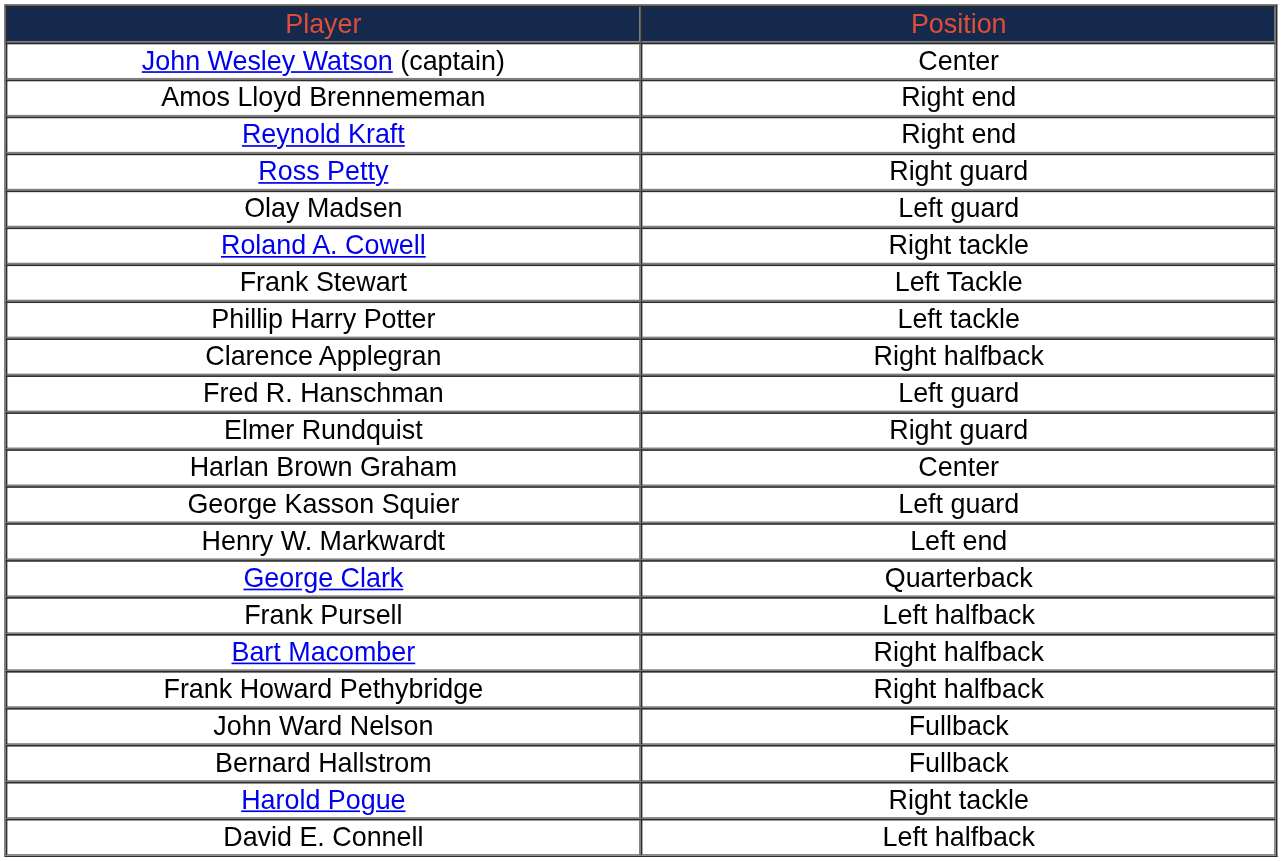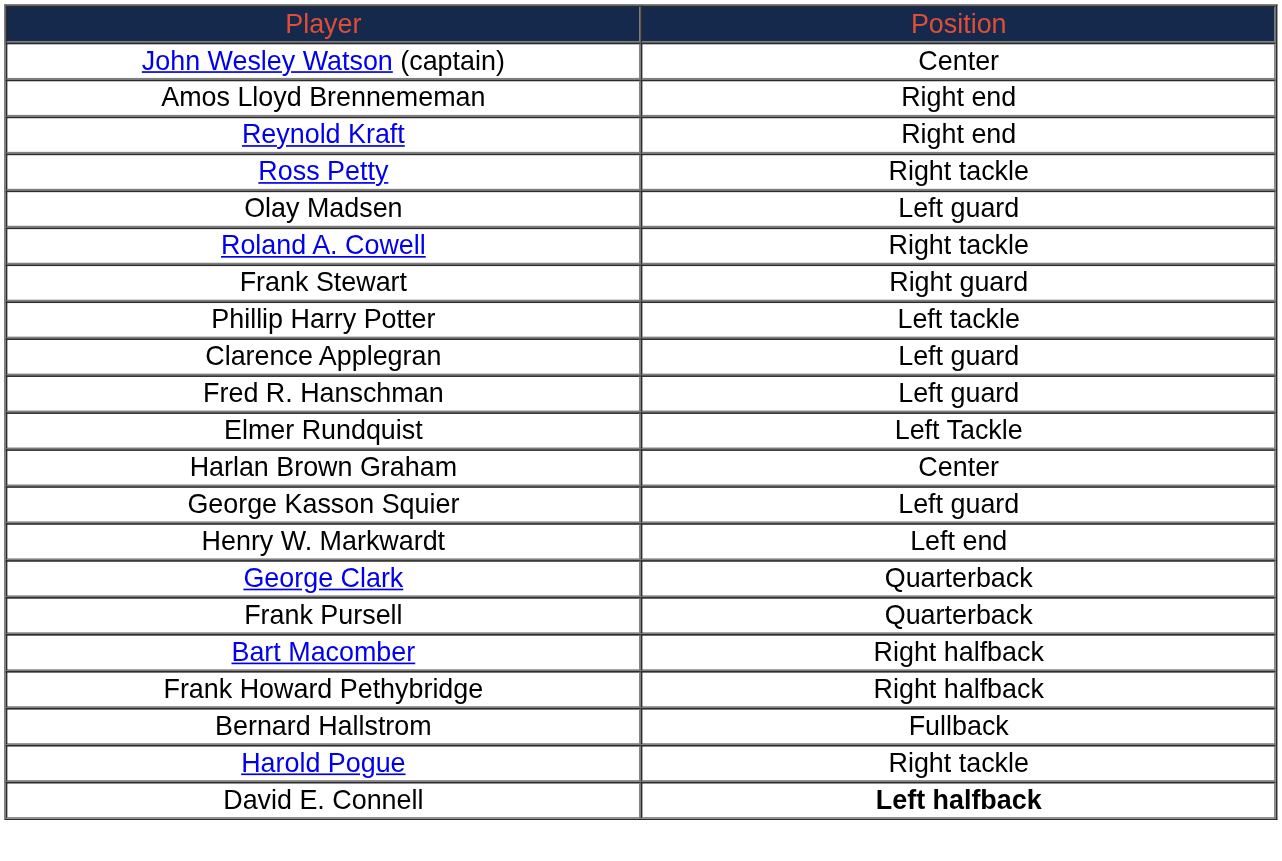(959, 171) Right guard -> (959, 171) Right tackle
(959, 282) Left Tackle -> (959, 282) Right guard
(959, 356) Right halfback -> (959, 356) Left guard
(959, 430) Right guard -> (959, 430) Left Tackle
(959, 615) Left halfback -> (959, 615) Quarterback
- row: (323, 726)
(959, 836) normal -> (959, 799) bold
